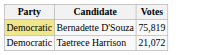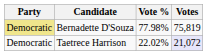+ column: (154, 12)
(152, 43) no background -> (187, 43) lavender background
